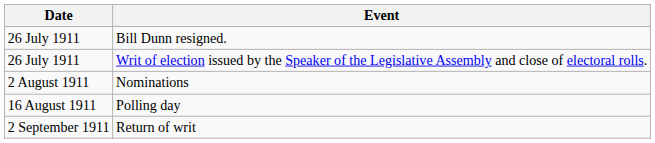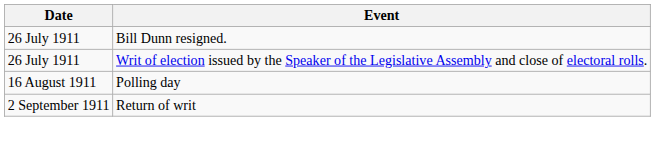- row: (152, 82)
